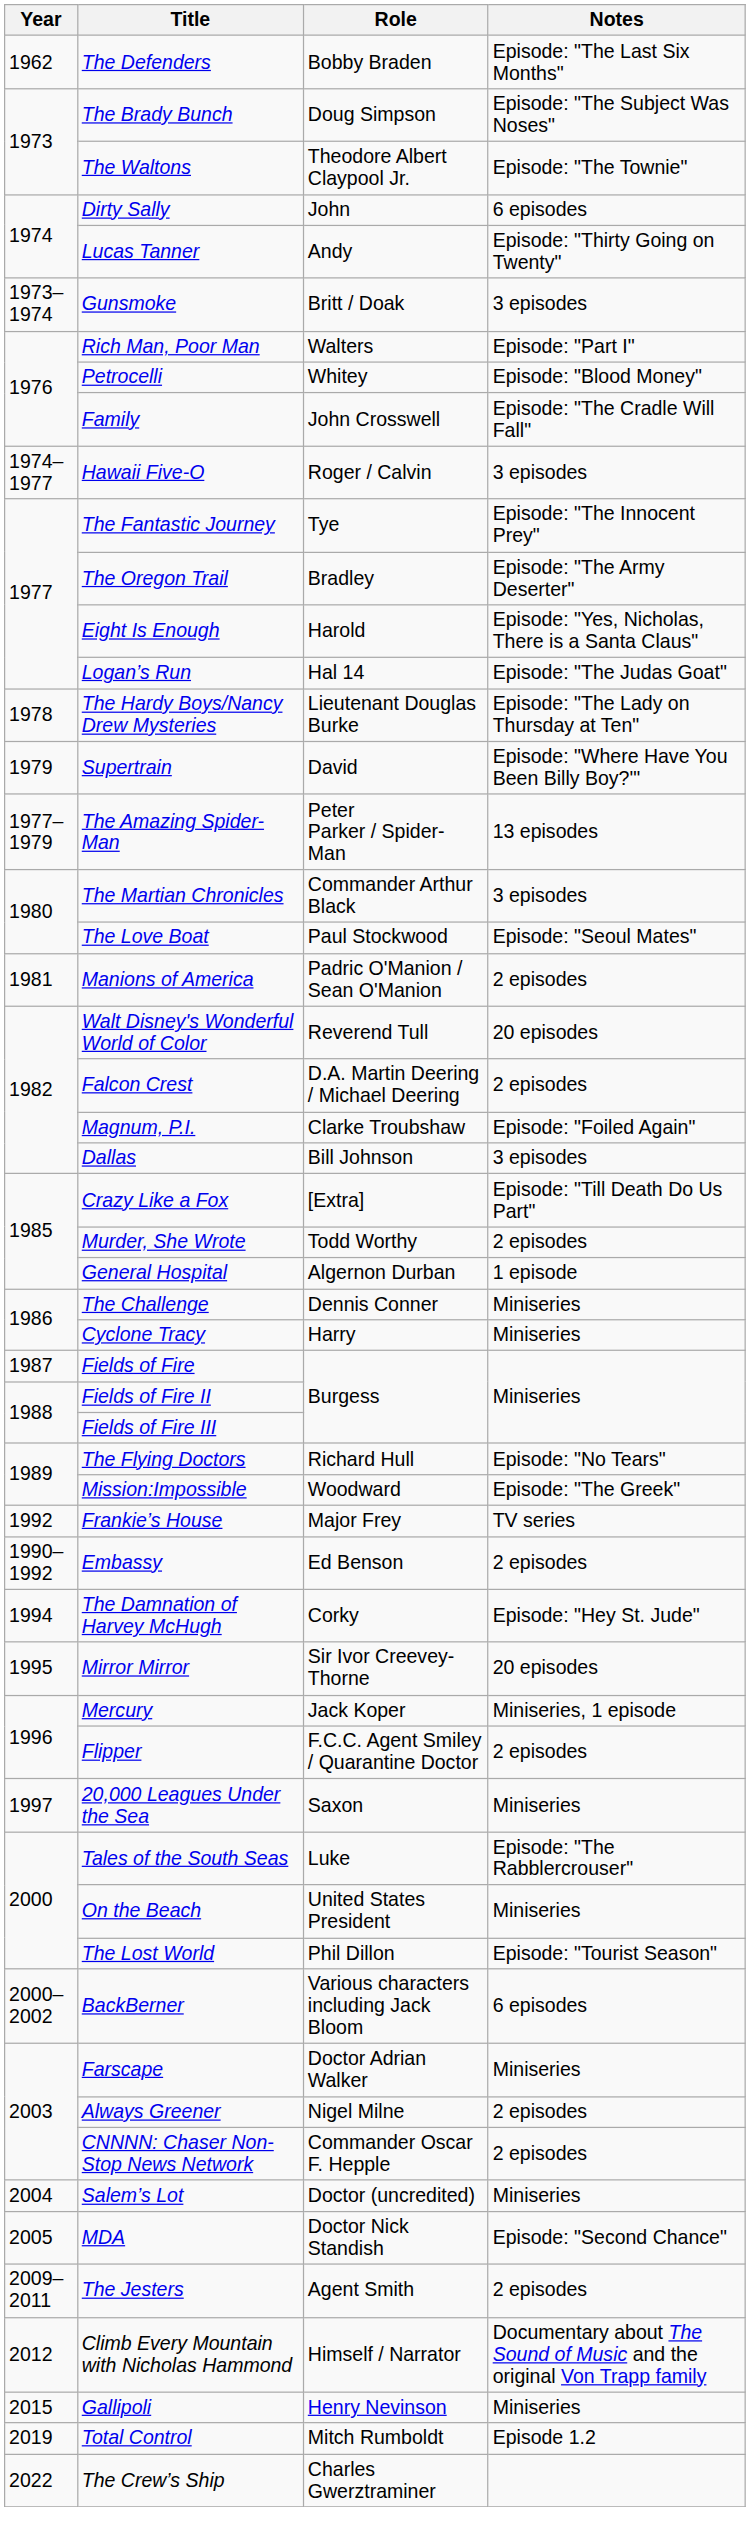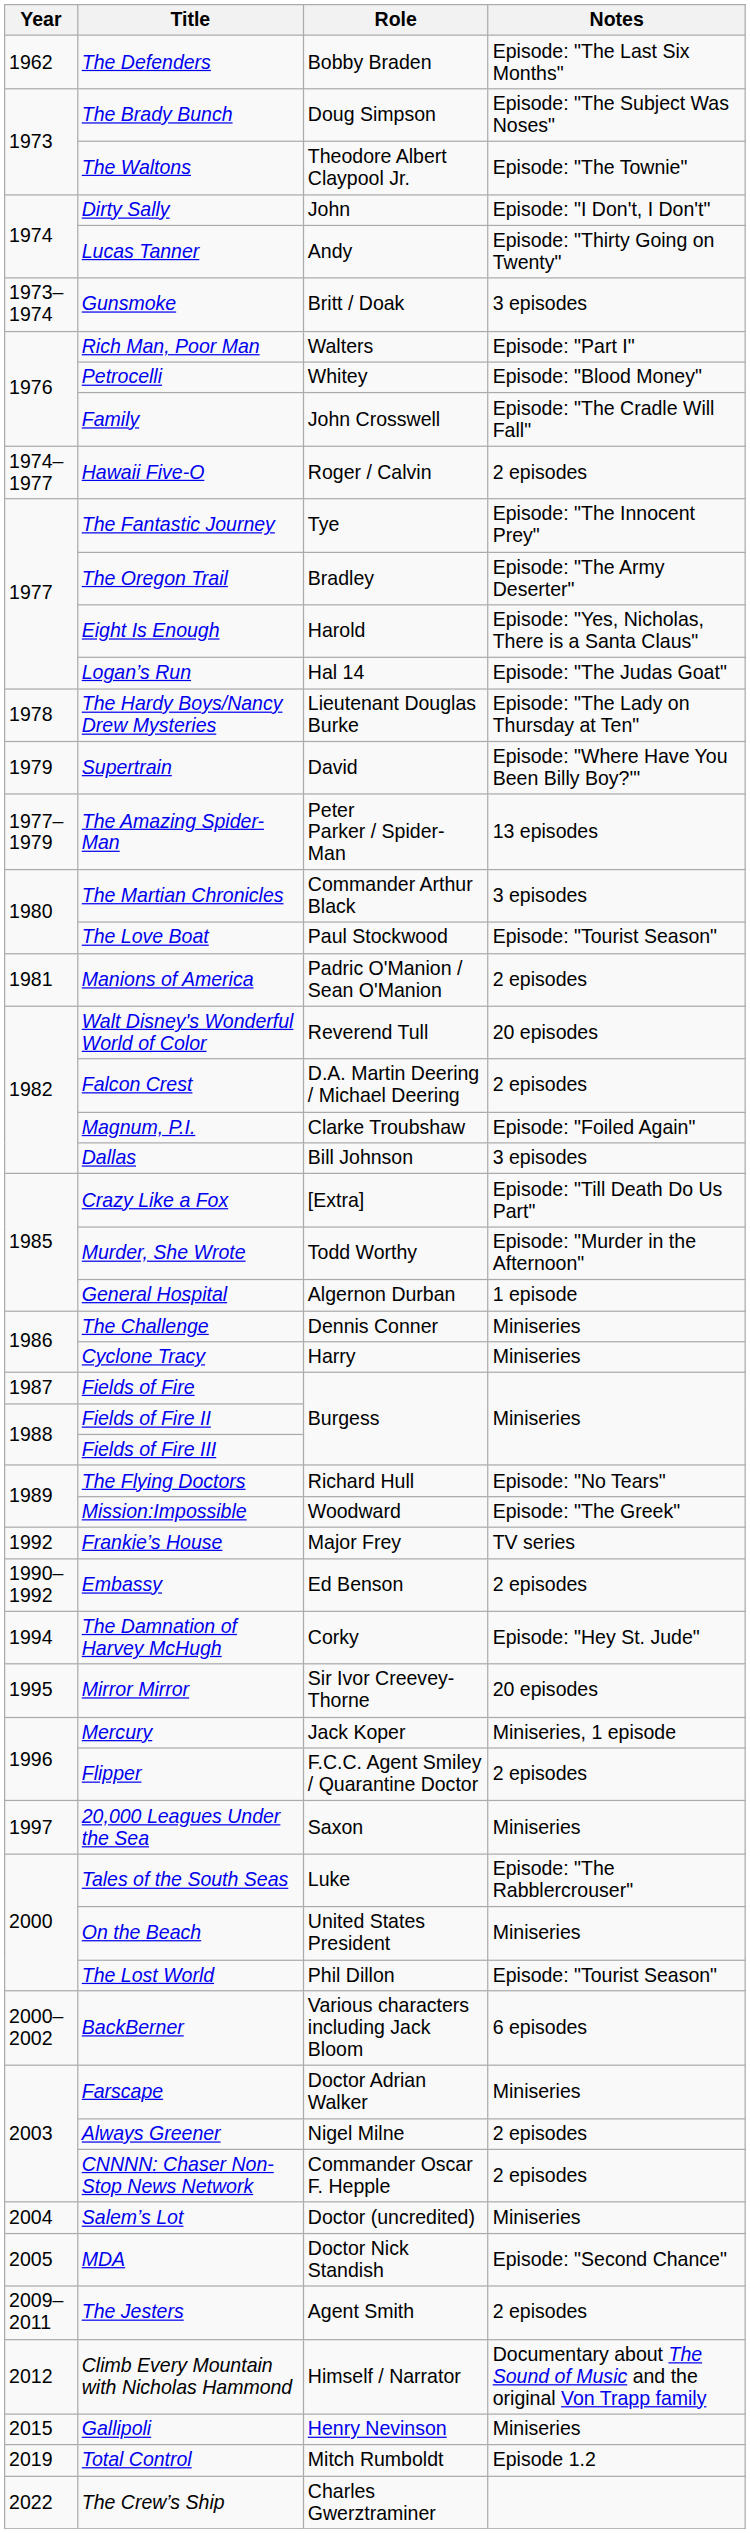(540, 209) 6 episodes -> (602, 209) Episode: "I Don't, I Don't"
(540, 472) 3 episodes -> (540, 472) 2 episodes
(595, 937) Episode: "Seoul Mates" -> (605, 937) Episode: "Tourist Season"
(540, 1242) 2 episodes -> (594, 1253) Episode: "Murder in the Afternoon"
